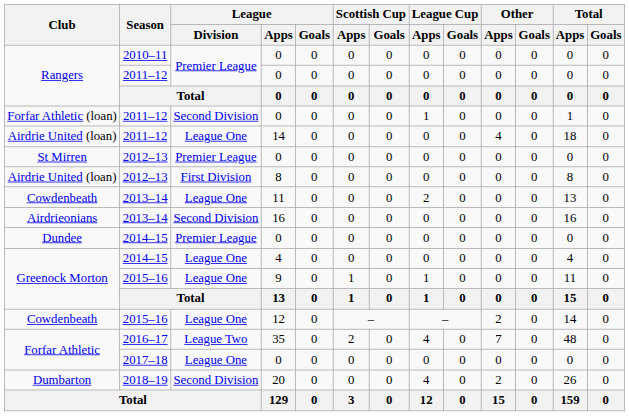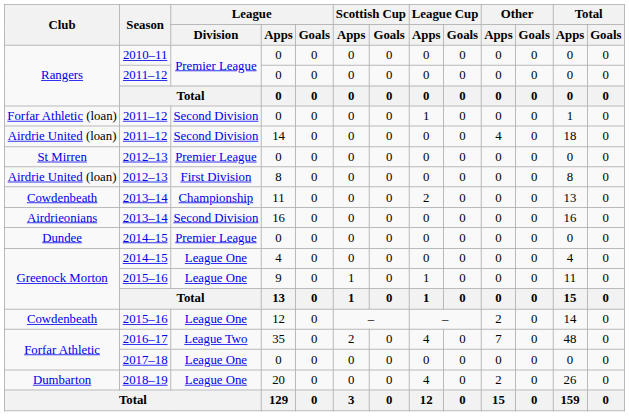(216, 136) League One -> (216, 136) Second Division
(216, 197) League One -> (216, 197) Championship
(216, 380) Second Division -> (216, 380) League One
